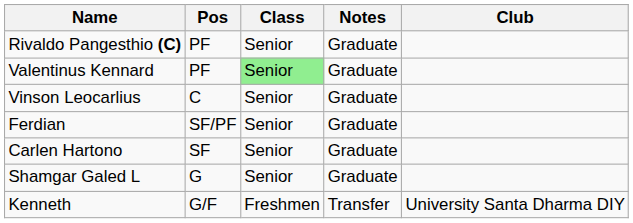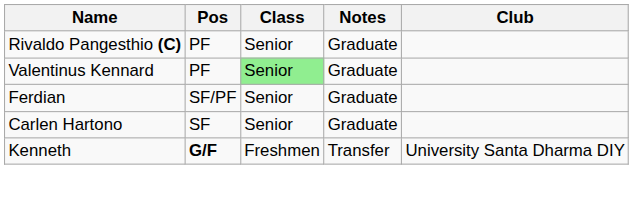- row: (75, 97)
- row: (74, 177)
(203, 204) normal -> (203, 151) bold
